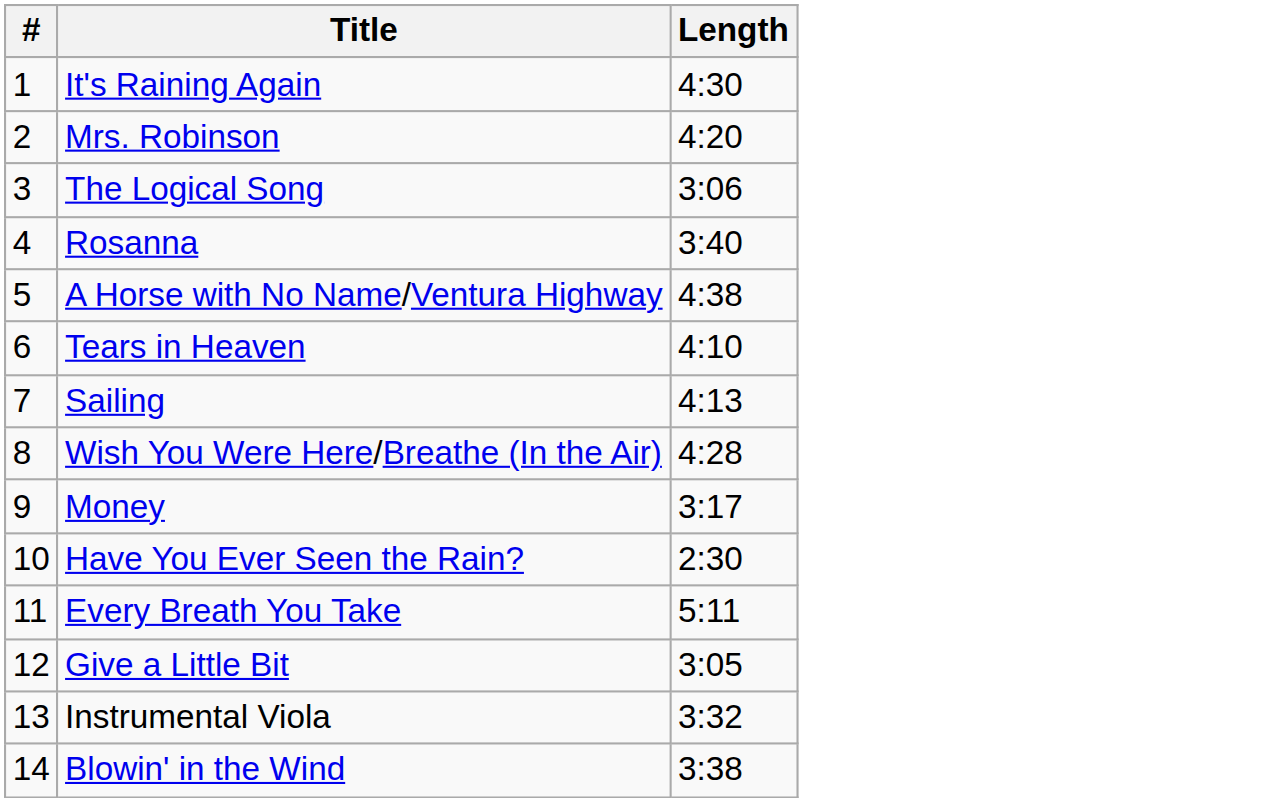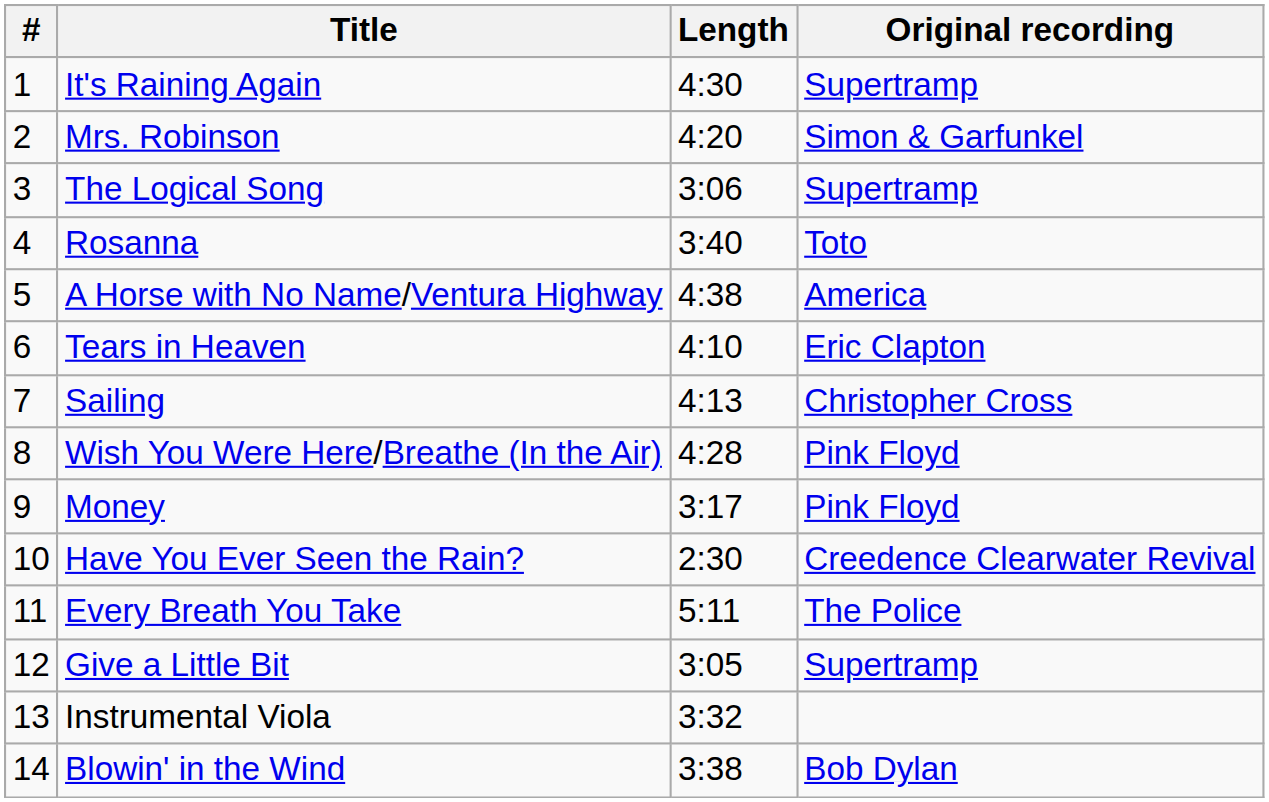+ column: (1030, 30)
